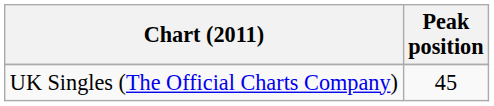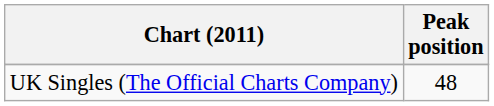(446, 82) 45 -> (446, 82) 48
